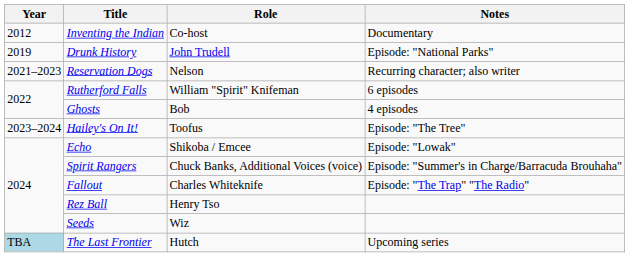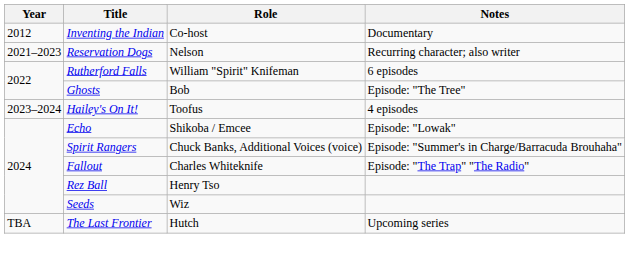- row: (102, 52)
(393, 109) 4 episodes -> (416, 90) Episode: "The Tree"
(416, 128) Episode: "The Tree" -> (393, 109) 4 episodes
(19, 242) lightblue background -> (19, 223) no background
